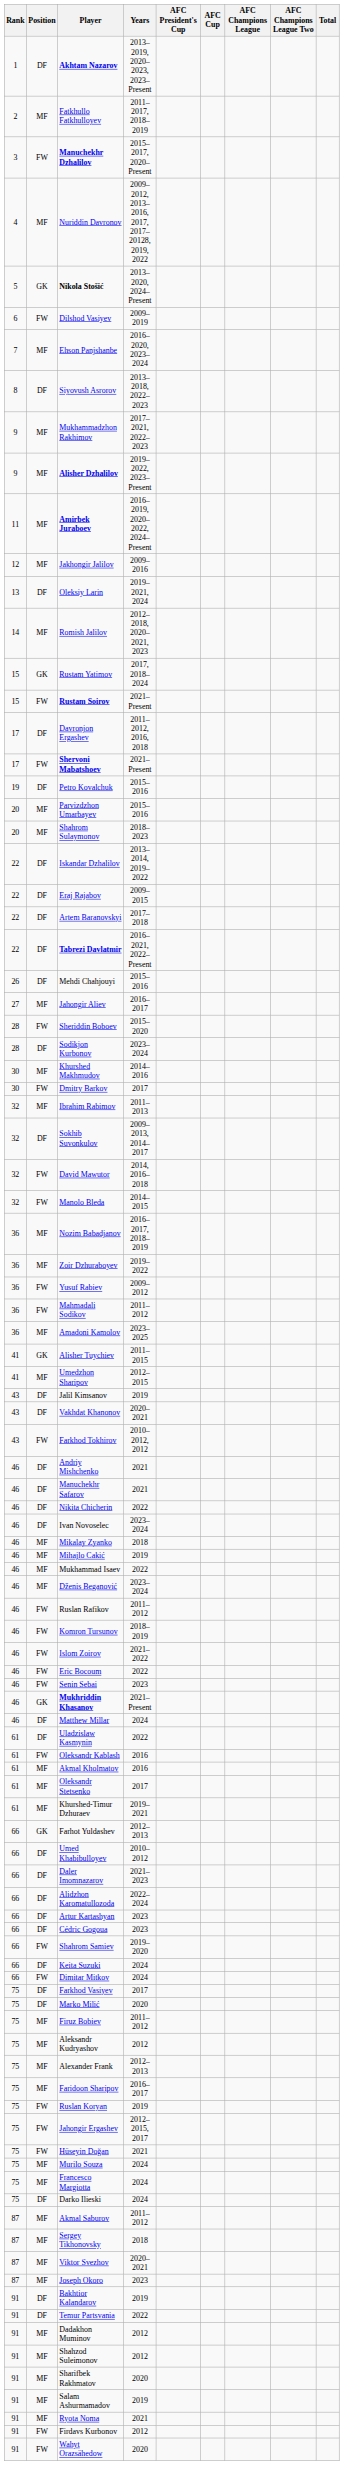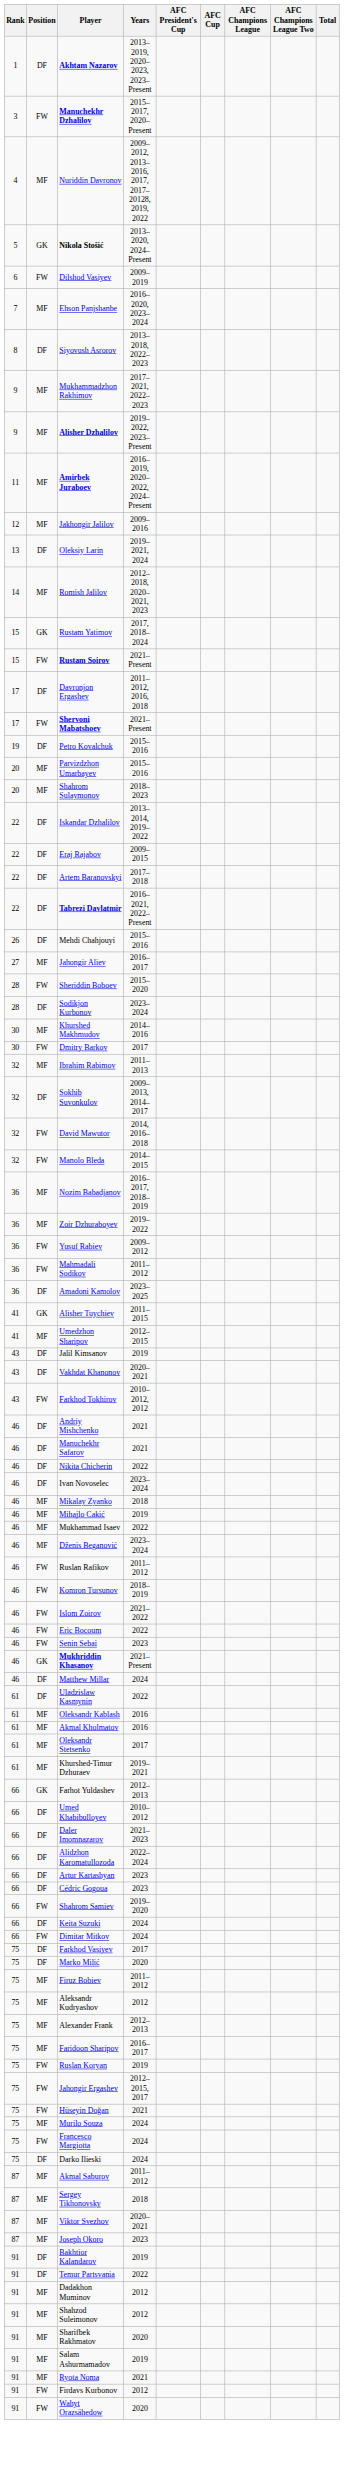- row: (80, 117)
(42, 1333) MF -> (42, 1292) DF
(42, 1756) FW -> (42, 1715) MF
(42, 2182) MF -> (42, 2141) FW
